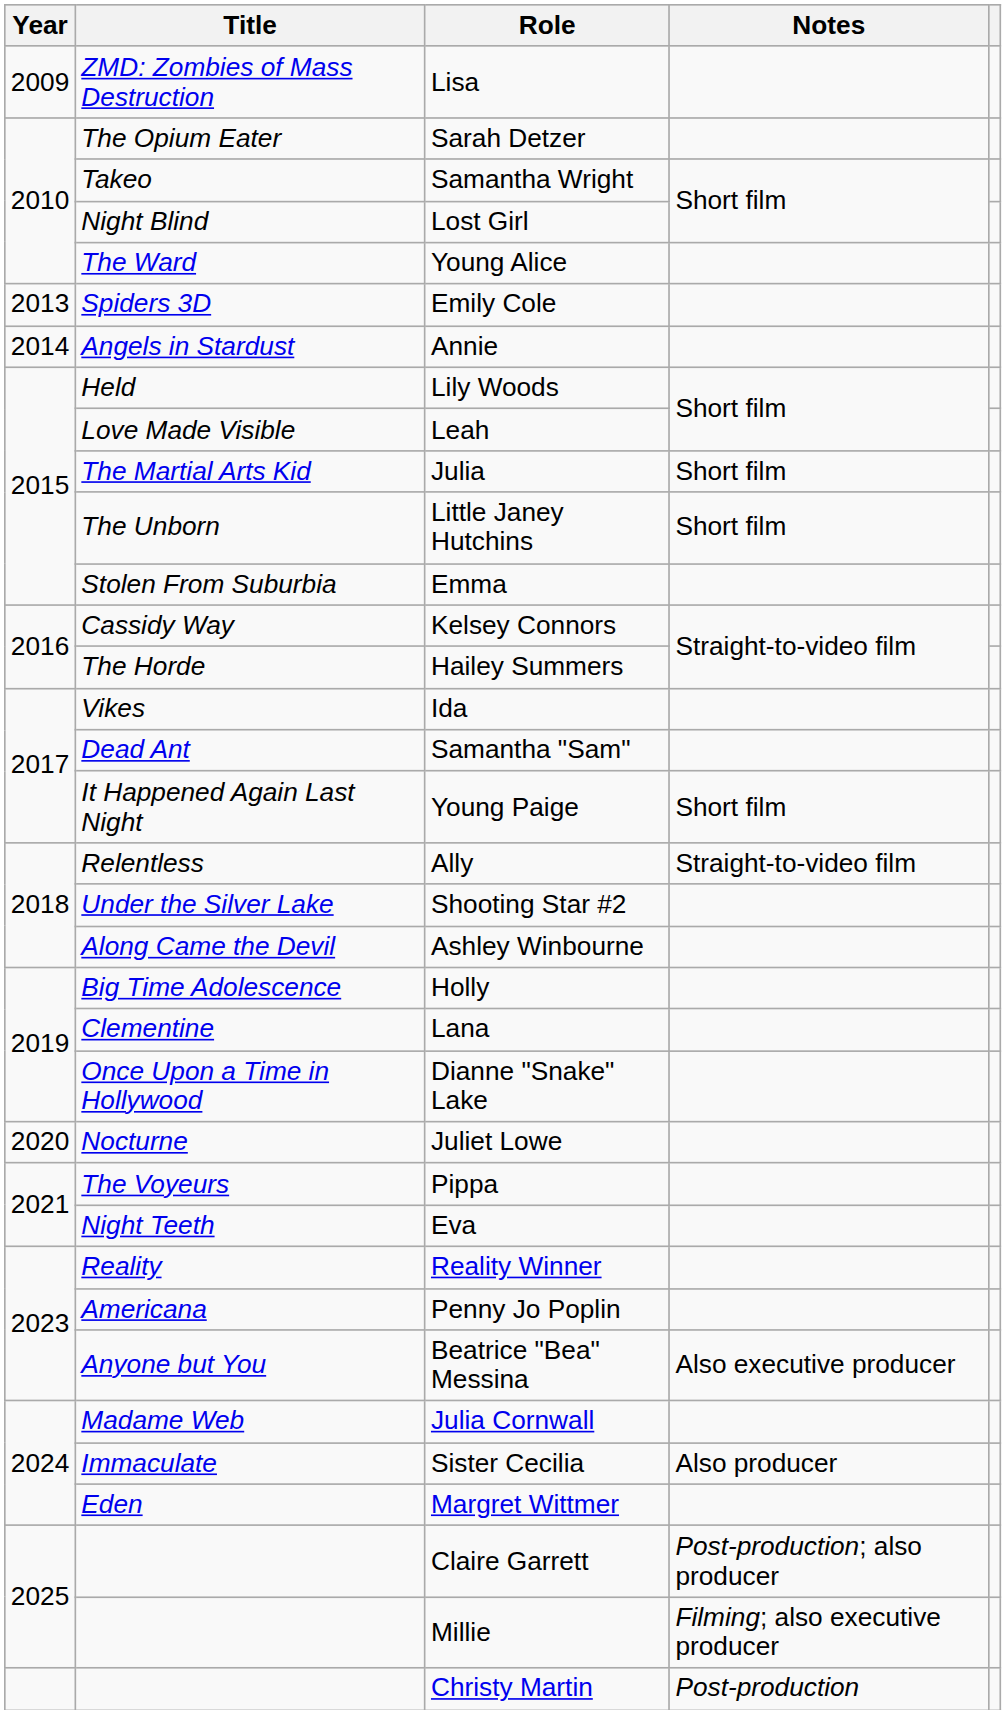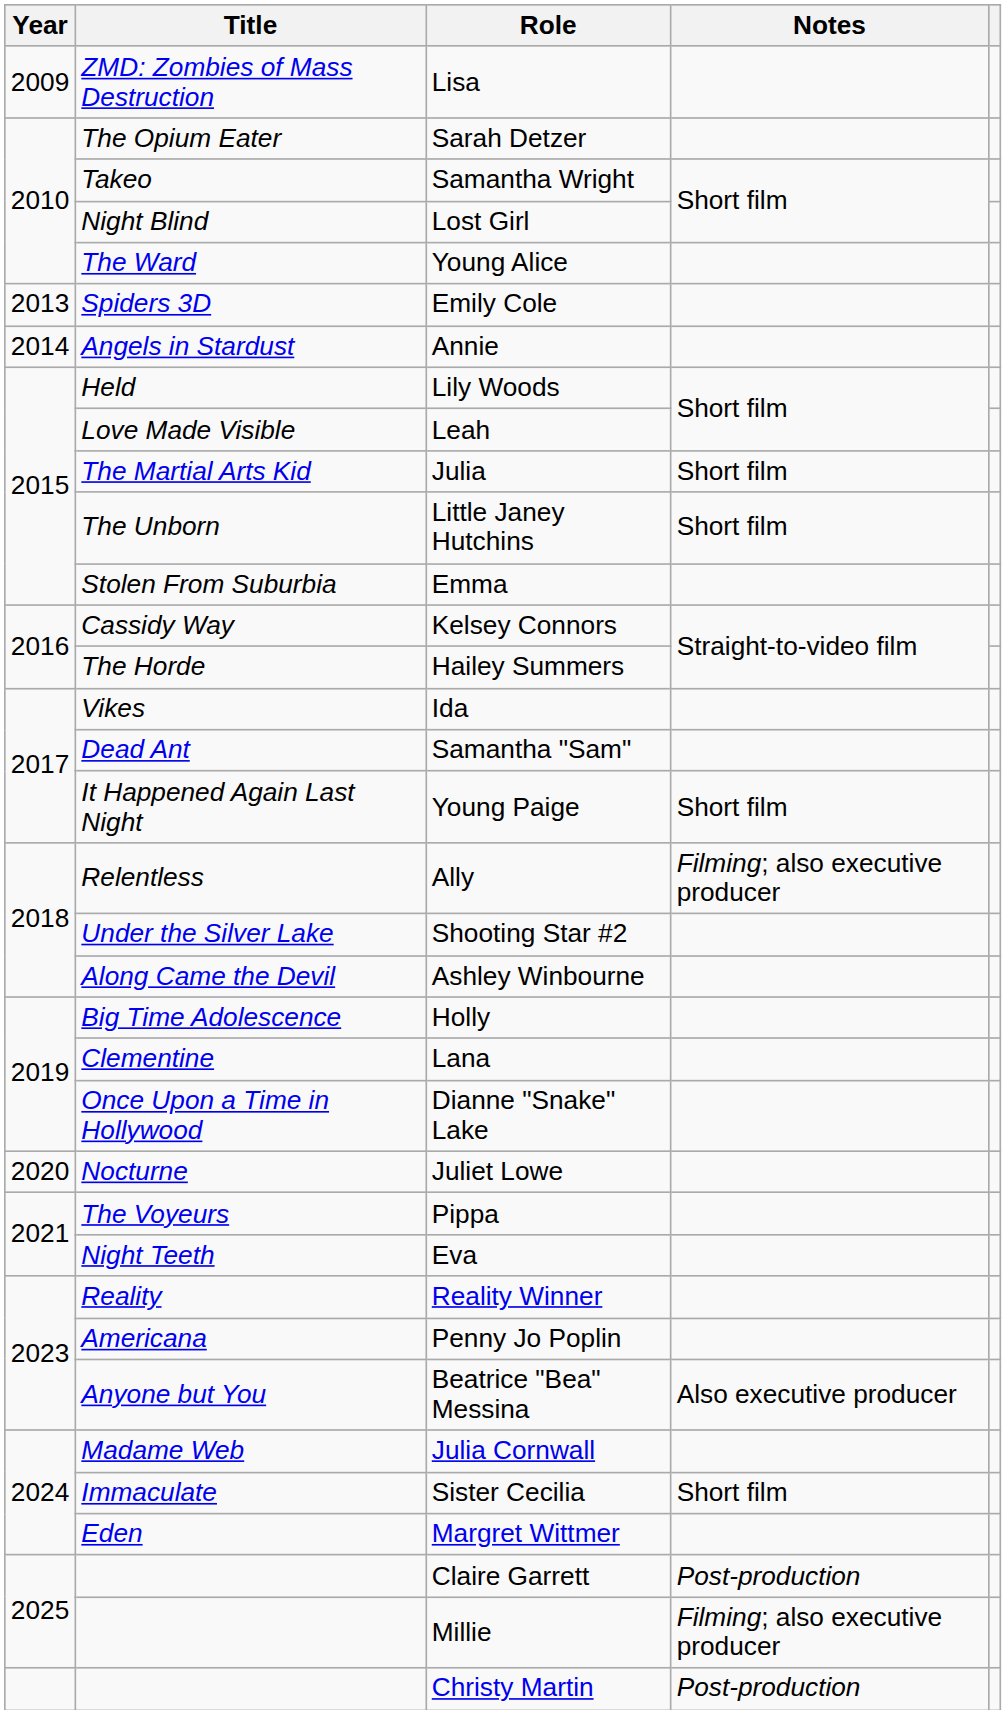(796, 862) Straight-to-video film -> (809, 877) Filming; also executive producer
(756, 1462) Also producer -> (732, 1492) Short film
(799, 1560) Post-production; also producer -> (769, 1575) Post-production
